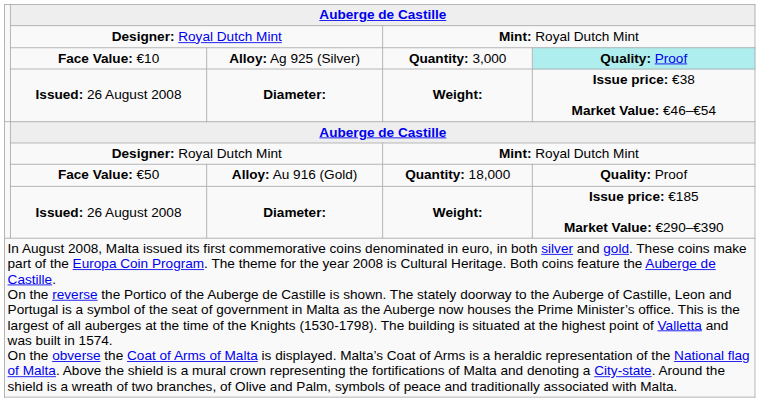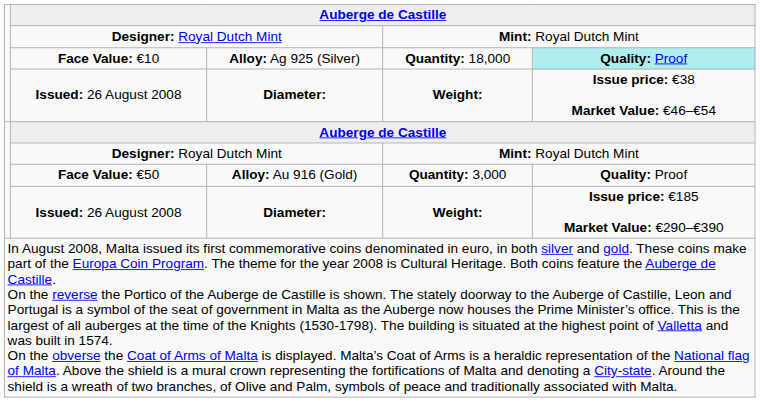(458, 58) Quantity: 3,000 -> (458, 58) Quantity: 18,000
(458, 175) Quantity: 18,000 -> (458, 175) Quantity: 3,000
